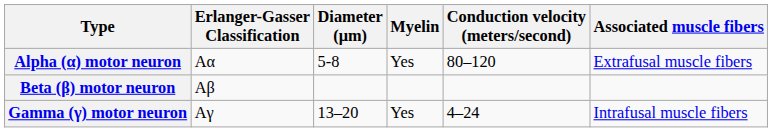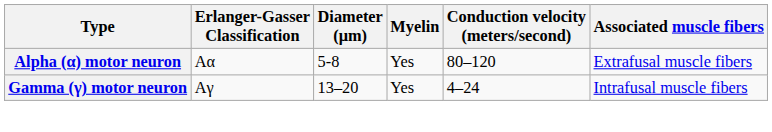- row: (98, 87)
